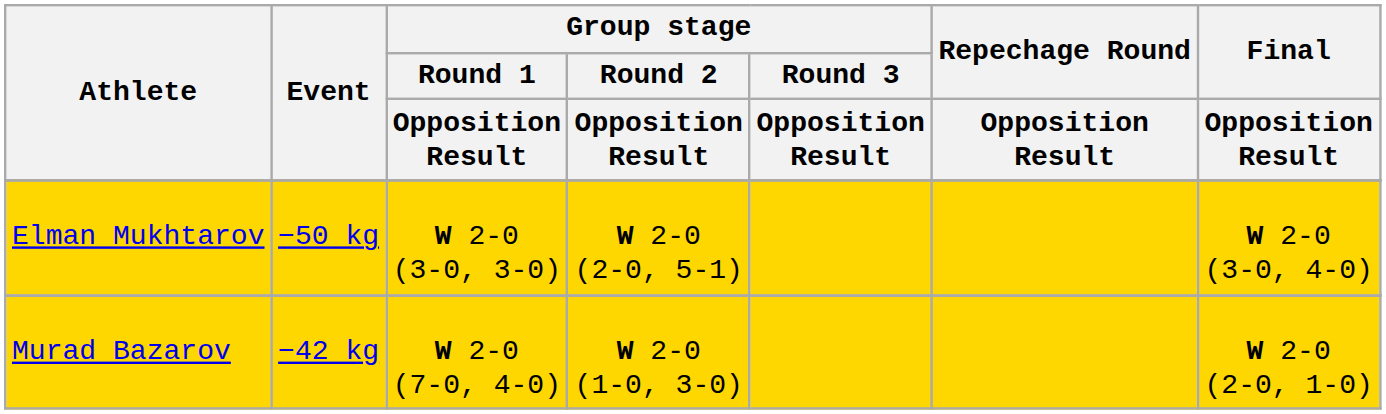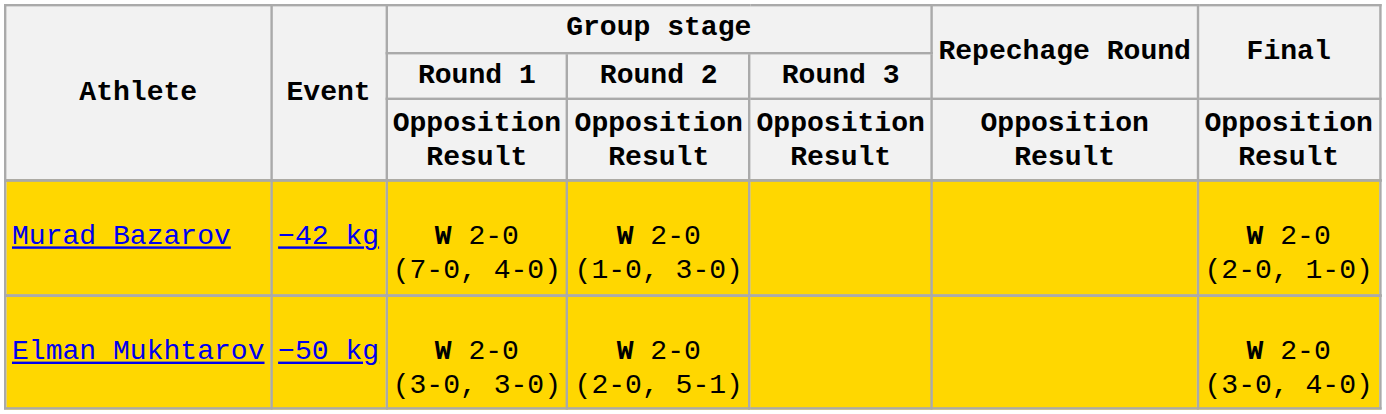rows swapped: (121, 352) <-> (138, 237)
